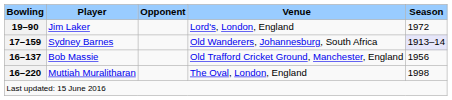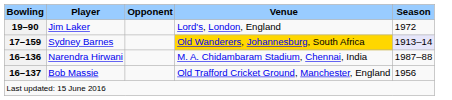(284, 42) no background -> (271, 42) gold background
+ row: (86, 57)
- row: (92, 73)
